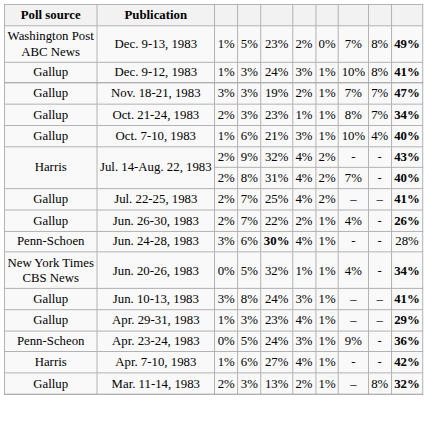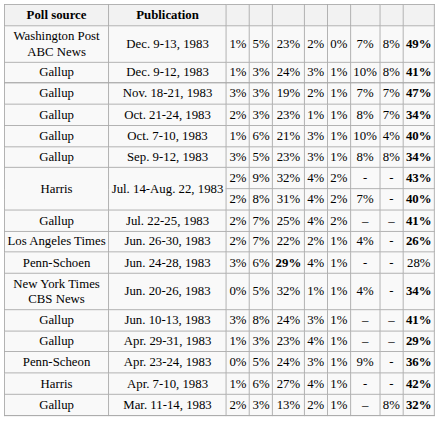+ row: (168, 157)
(51, 220) Gallup -> (57, 241) Los Angeles Times
(277, 241) 30% -> (288, 263) 29%
